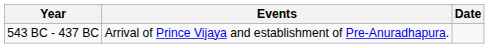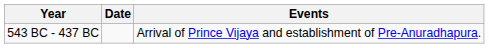columns swapped: (468, 14) <-> (277, 14)
